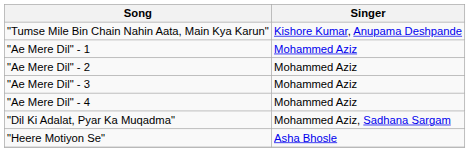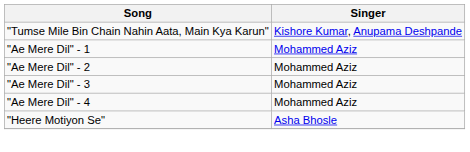- row: (91, 120)
